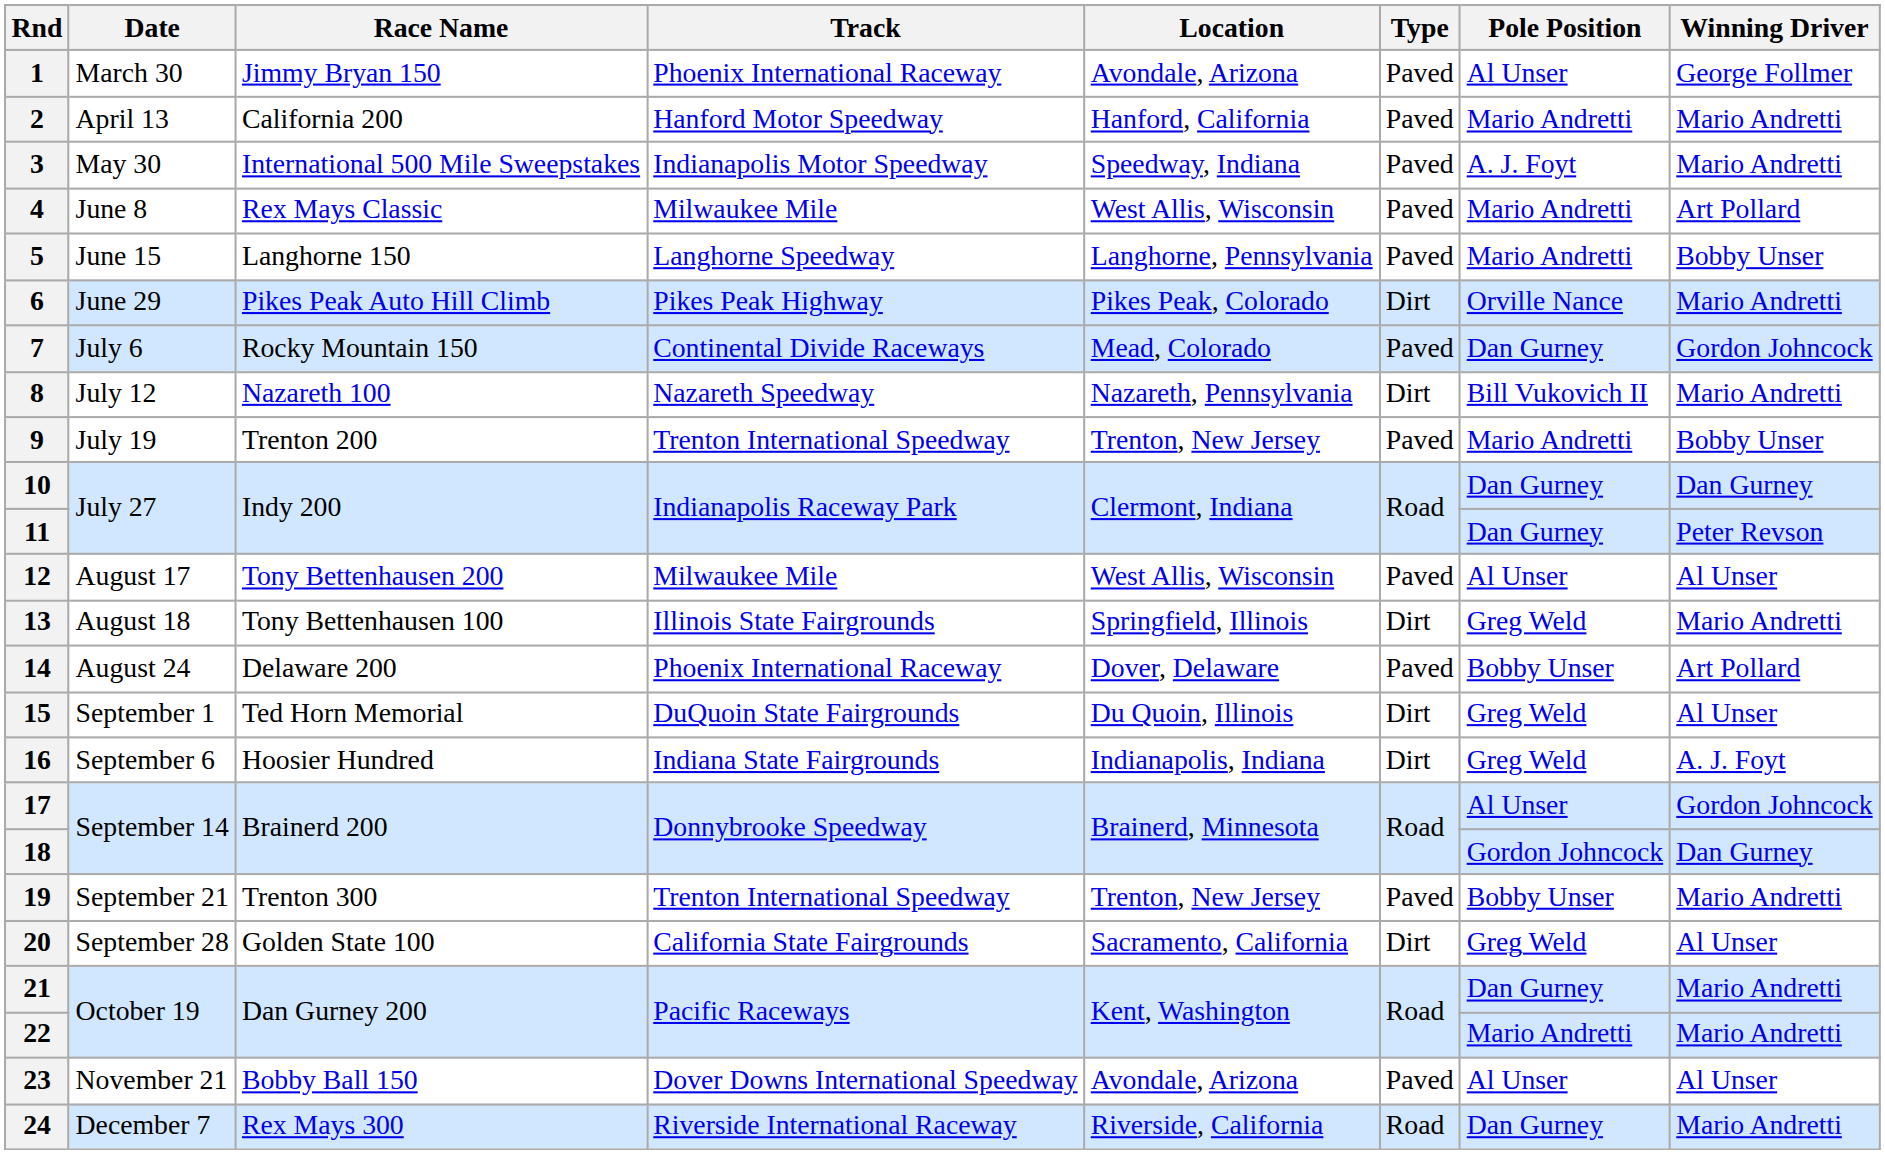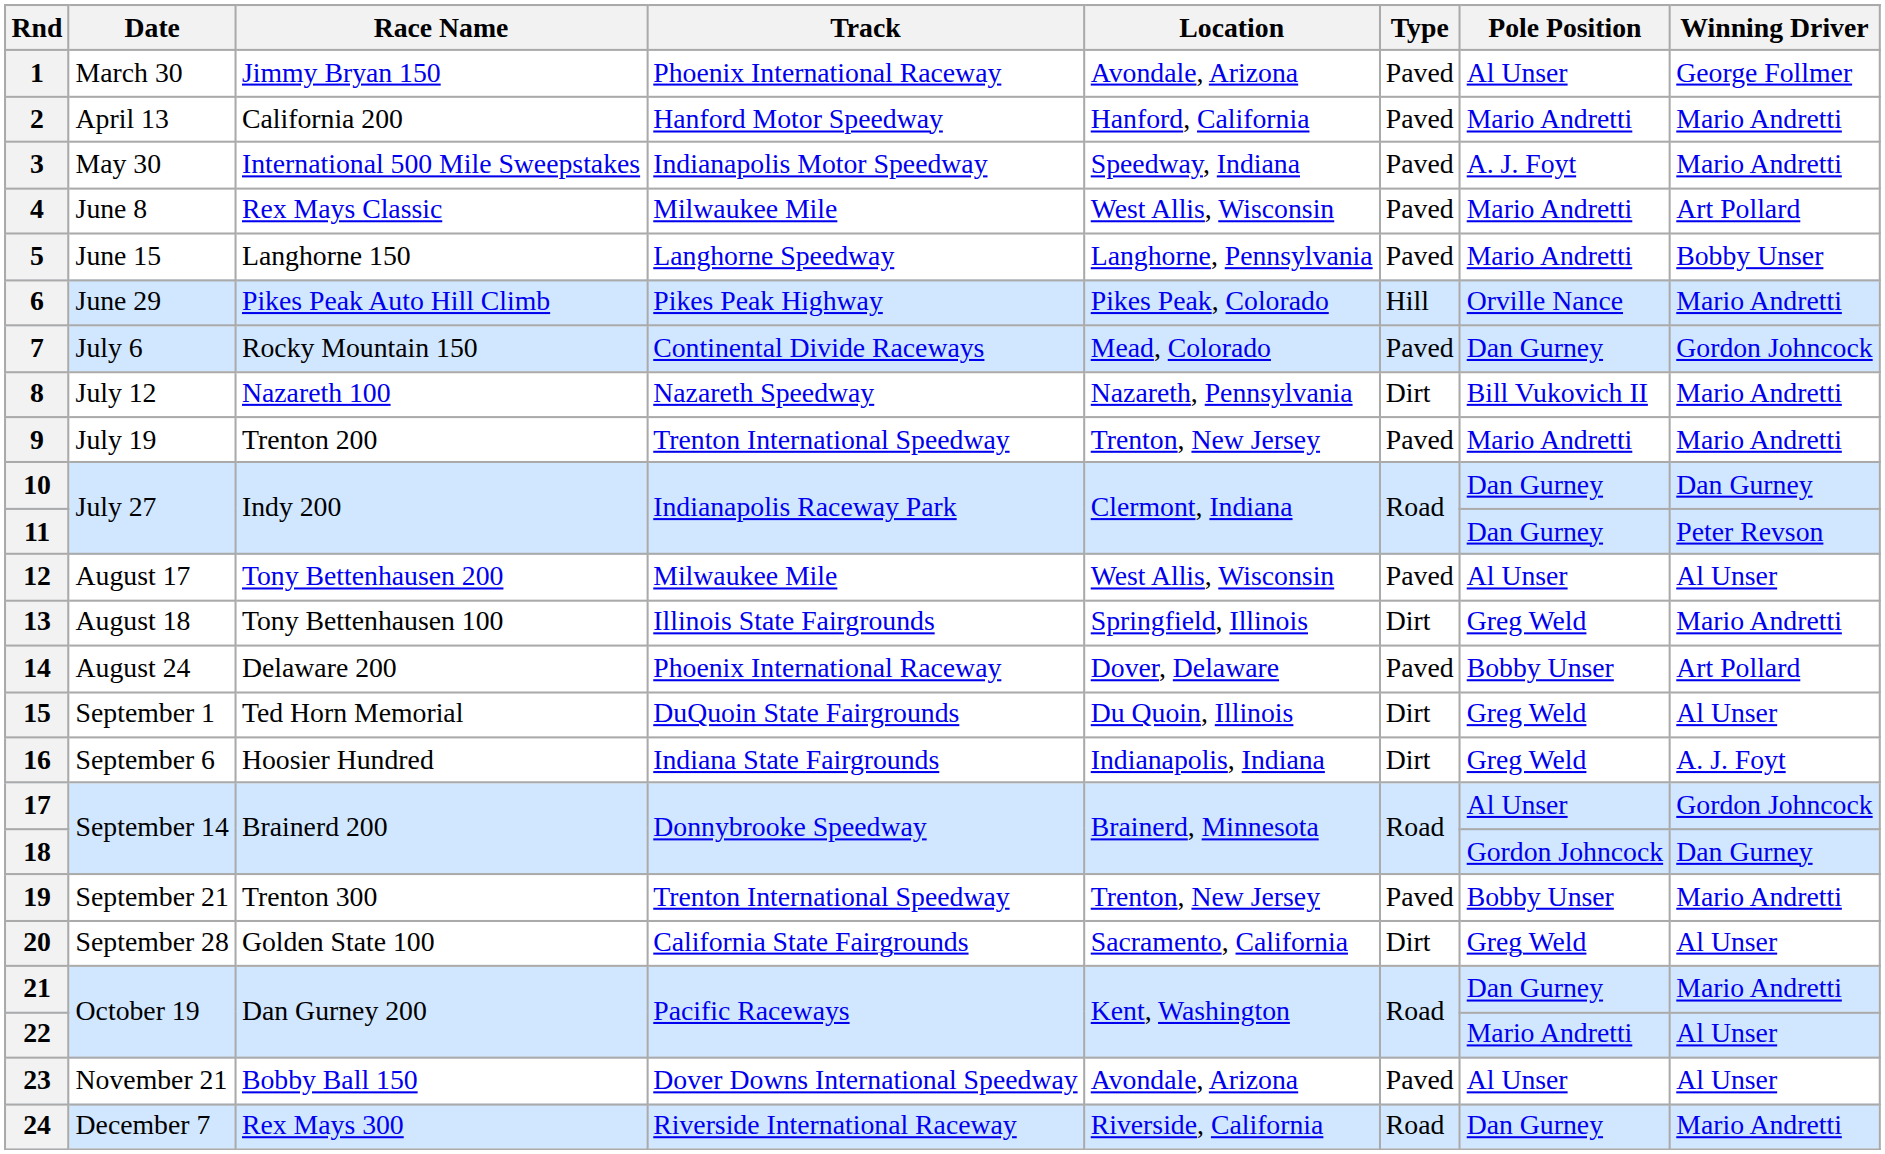(1408, 301) Dirt -> (1407, 301) Hill
(1750, 438) Bobby Unser -> (1759, 438) Mario Andretti
(1759, 1033) Mario Andretti -> (1727, 1033) Al Unser
